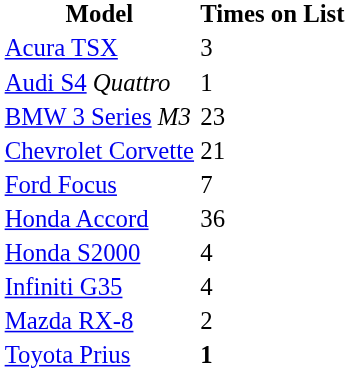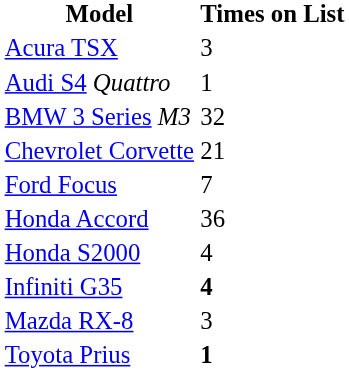(213, 116) 23 -> (213, 116) 32
(206, 287) normal -> (206, 287) bold
(206, 321) 2 -> (206, 321) 3
